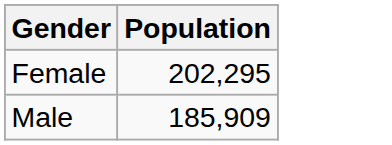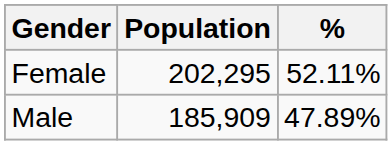+ column: (332, 28)
